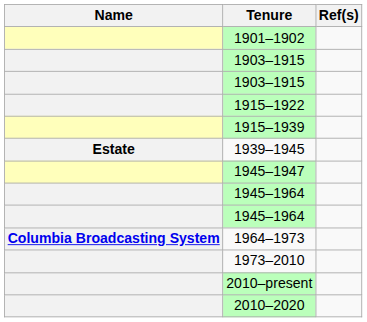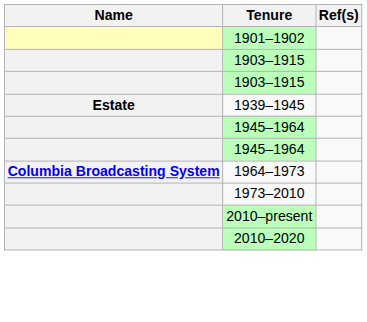- row: (114, 105)
- row: (114, 127)
- row: (114, 172)
